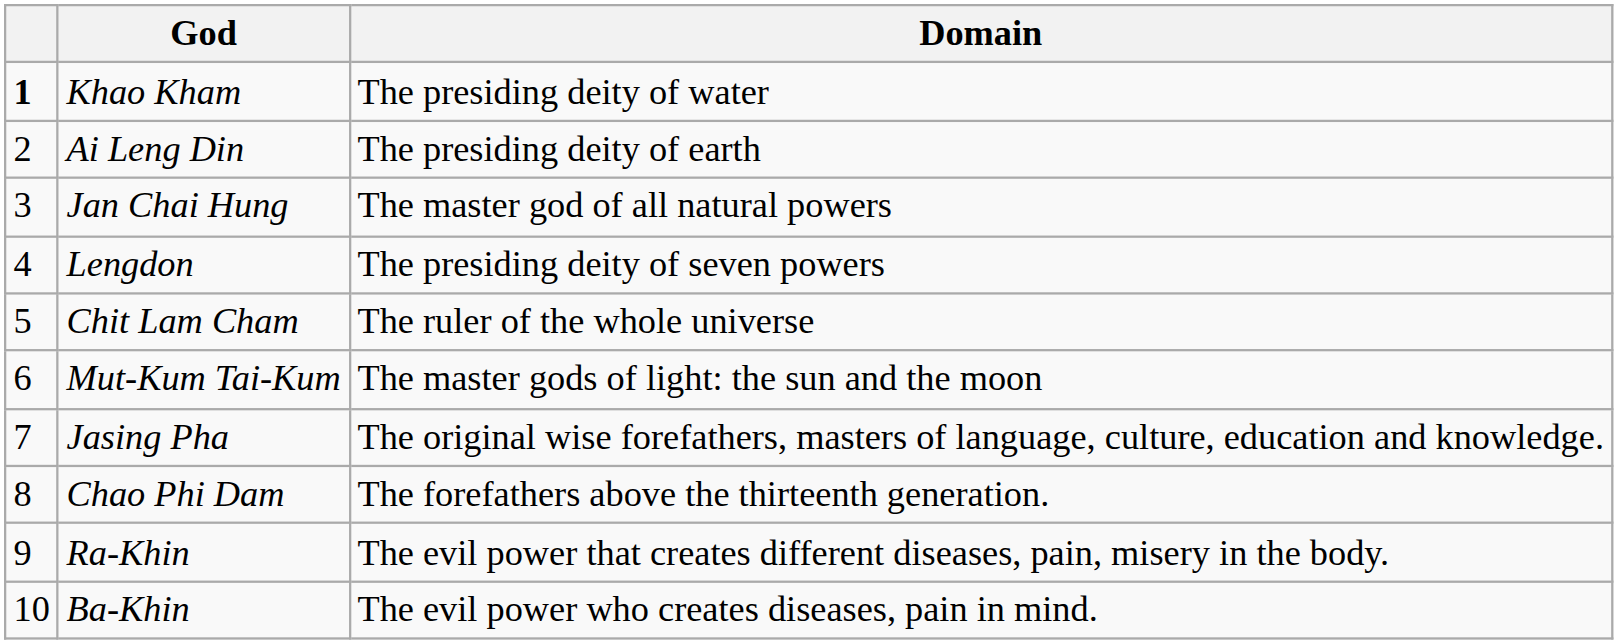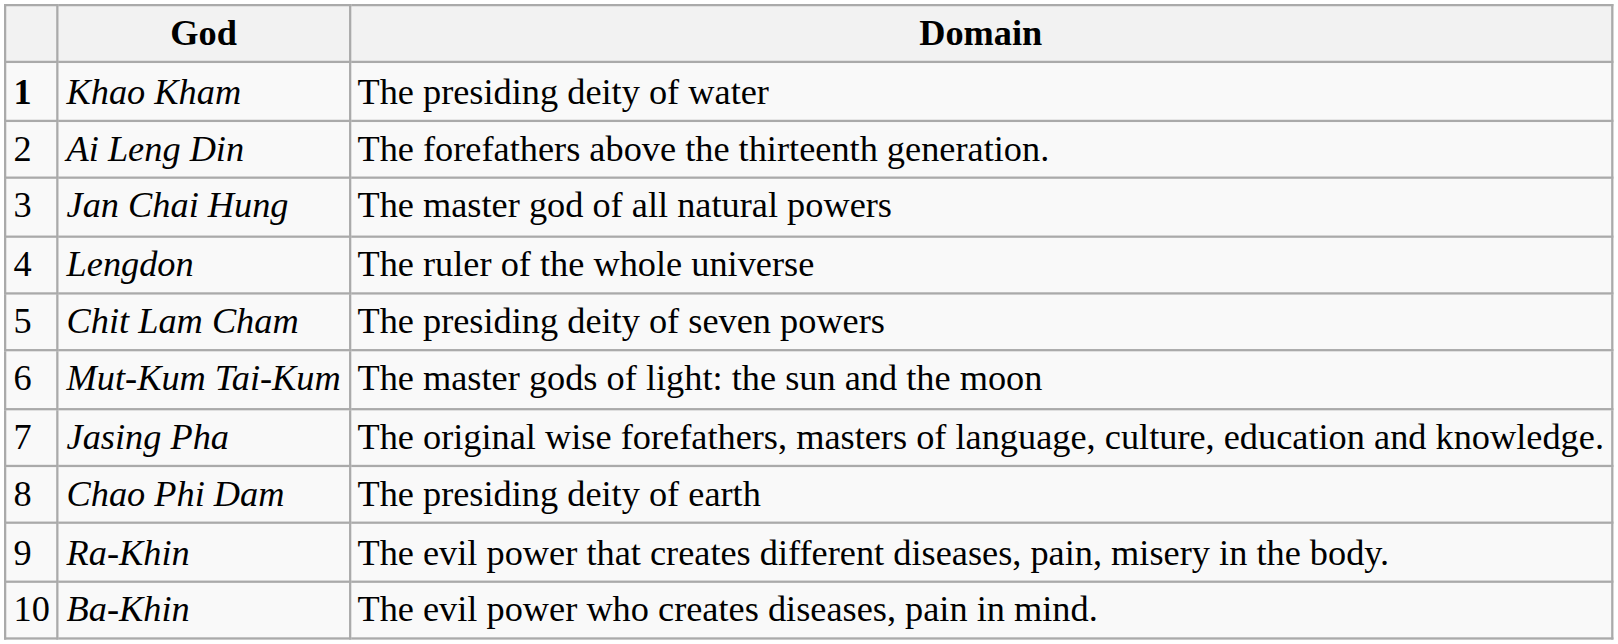(559, 148) The presiding deity of earth -> (703, 148) The forefathers above the thirteenth generation.
(621, 263) The presiding deity of seven powers -> (586, 263) The ruler of the whole universe
(586, 321) The ruler of the whole universe -> (621, 321) The presiding deity of seven powers
(703, 494) The forefathers above the thirteenth generation. -> (559, 494) The presiding deity of earth
